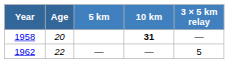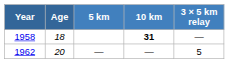(60, 37) 20 -> (60, 37) 18
(60, 52) 22 -> (60, 52) 20
